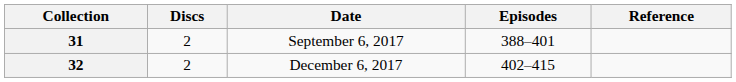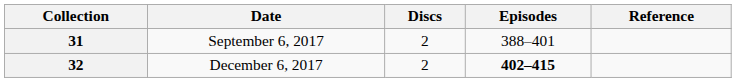columns swapped: (346, 16) <-> (187, 16)
(528, 65) normal -> (528, 65) bold
